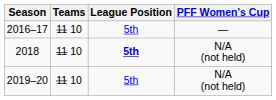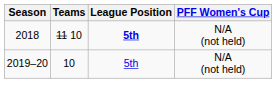- row: (27, 29)
(69, 80) 11 10 -> (69, 64) 10
